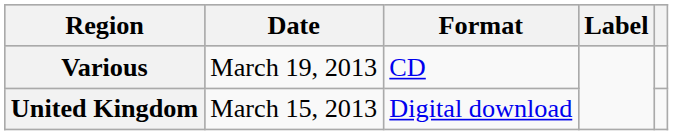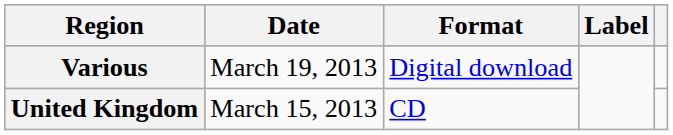(408, 66) CD -> (481, 66) Digital download
(481, 108) Digital download -> (408, 108) CD
